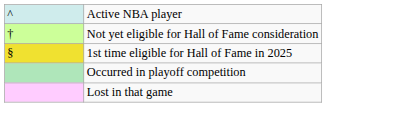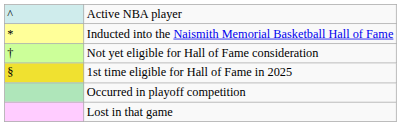+ row: (240, 33)
